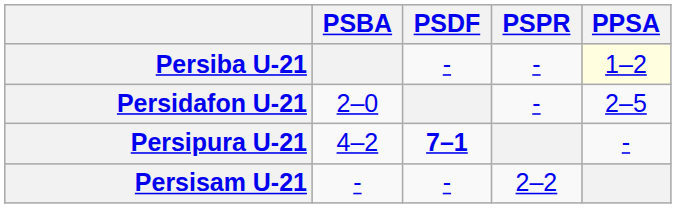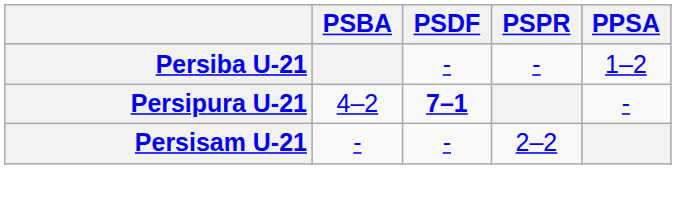(626, 63) lightyellow background -> (626, 63) no background
- row: (212, 103)
